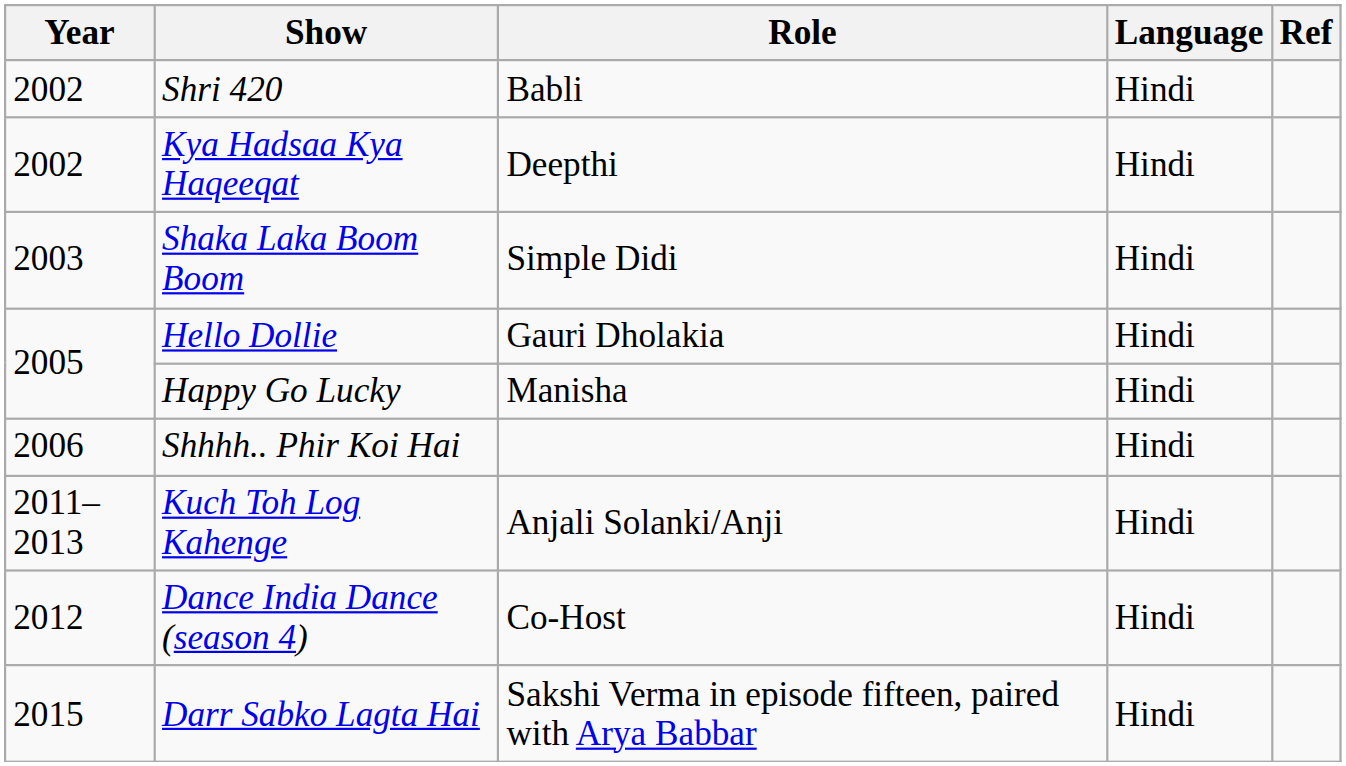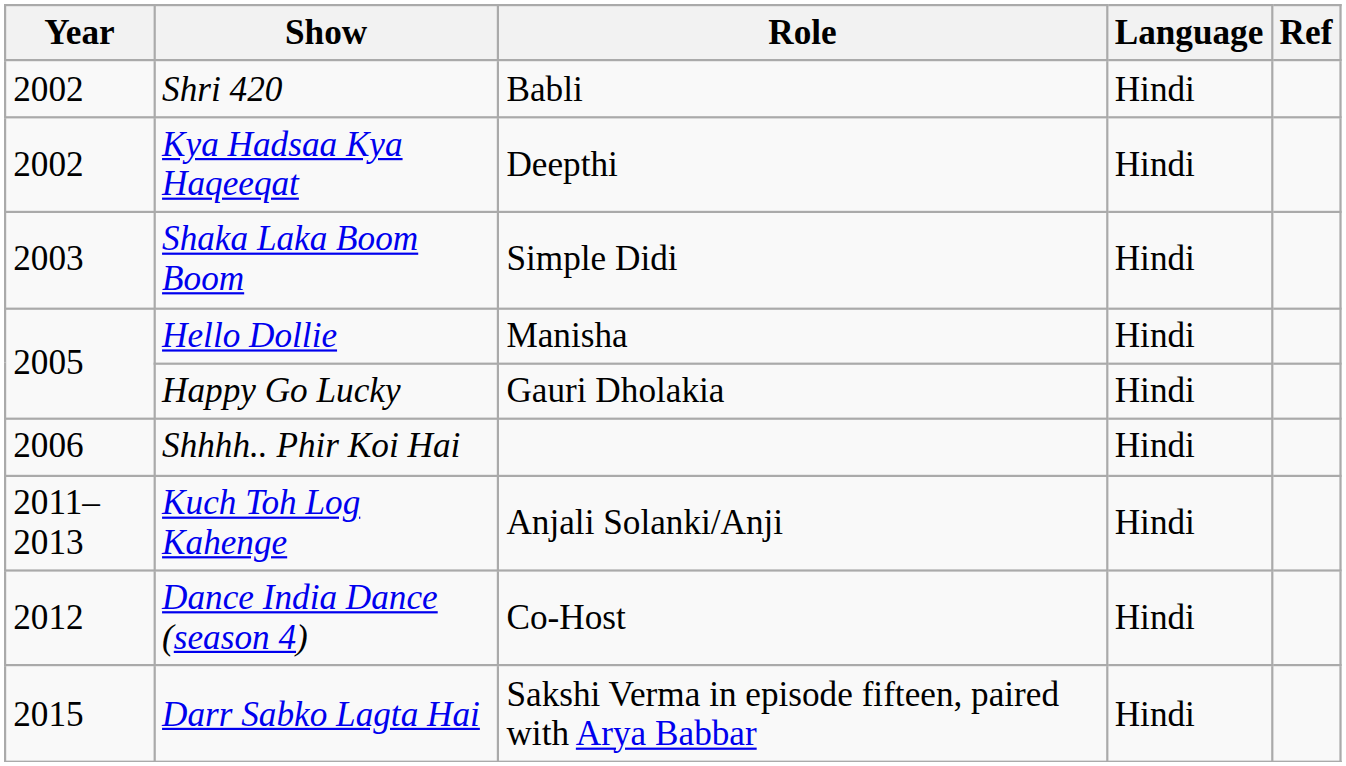(615, 334) Gauri Dholakia -> (567, 334) Manisha
(567, 390) Manisha -> (615, 390) Gauri Dholakia
